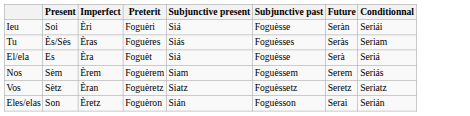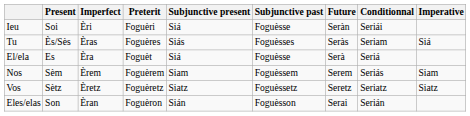+ column: (441, 12)
(89, 88) Èran -> (90, 88) Èretz
(90, 103) Èretz -> (89, 103) Èran
